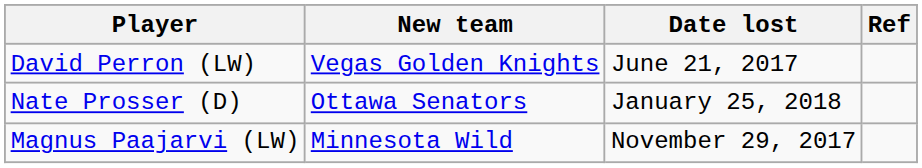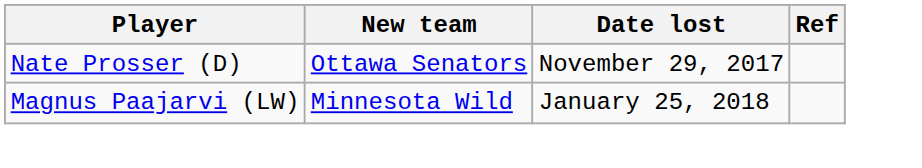- row: (133, 64)
(726, 103) January 25, 2018 -> (661, 64) November 29, 2017
(734, 142) November 29, 2017 -> (654, 103) January 25, 2018
